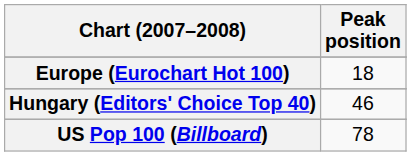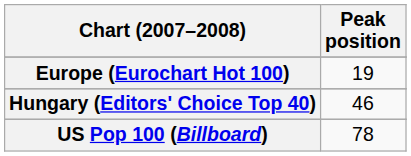(363, 72) 18 -> (363, 72) 19
